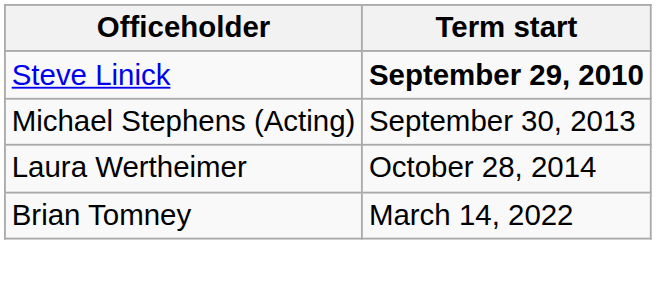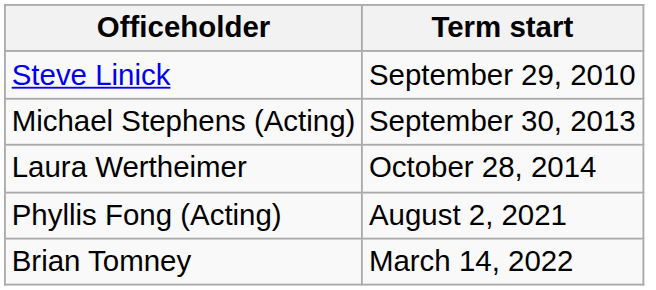(506, 74) bold -> (502, 74) normal
+ row: (147, 214)
